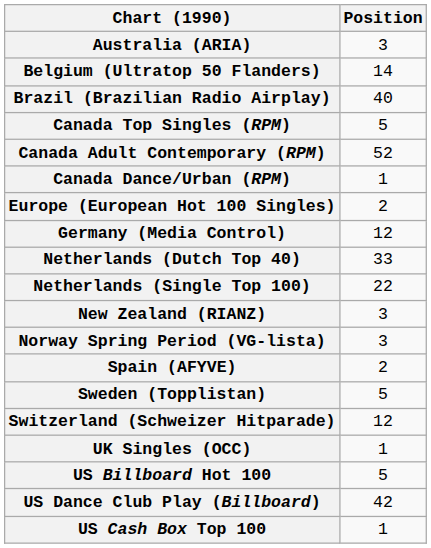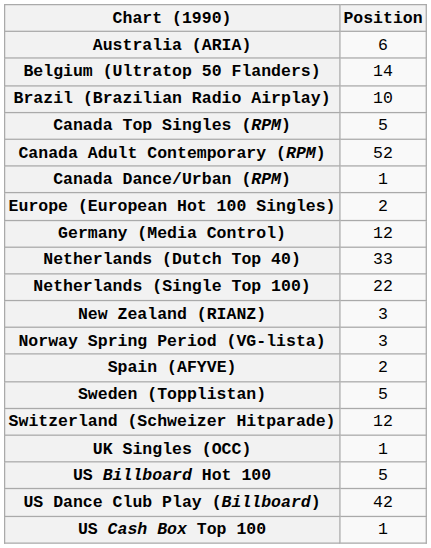(383, 45) 3 -> (383, 45) 6
(383, 99) 40 -> (383, 99) 10
